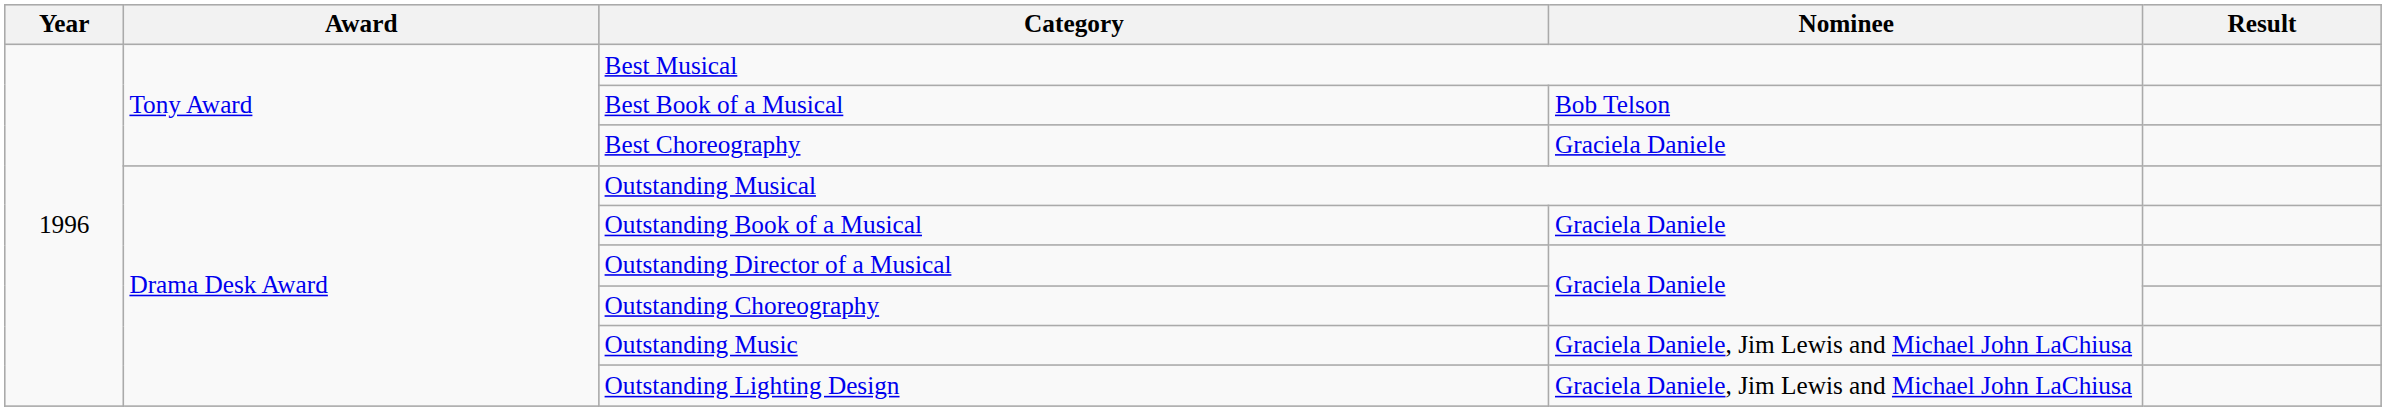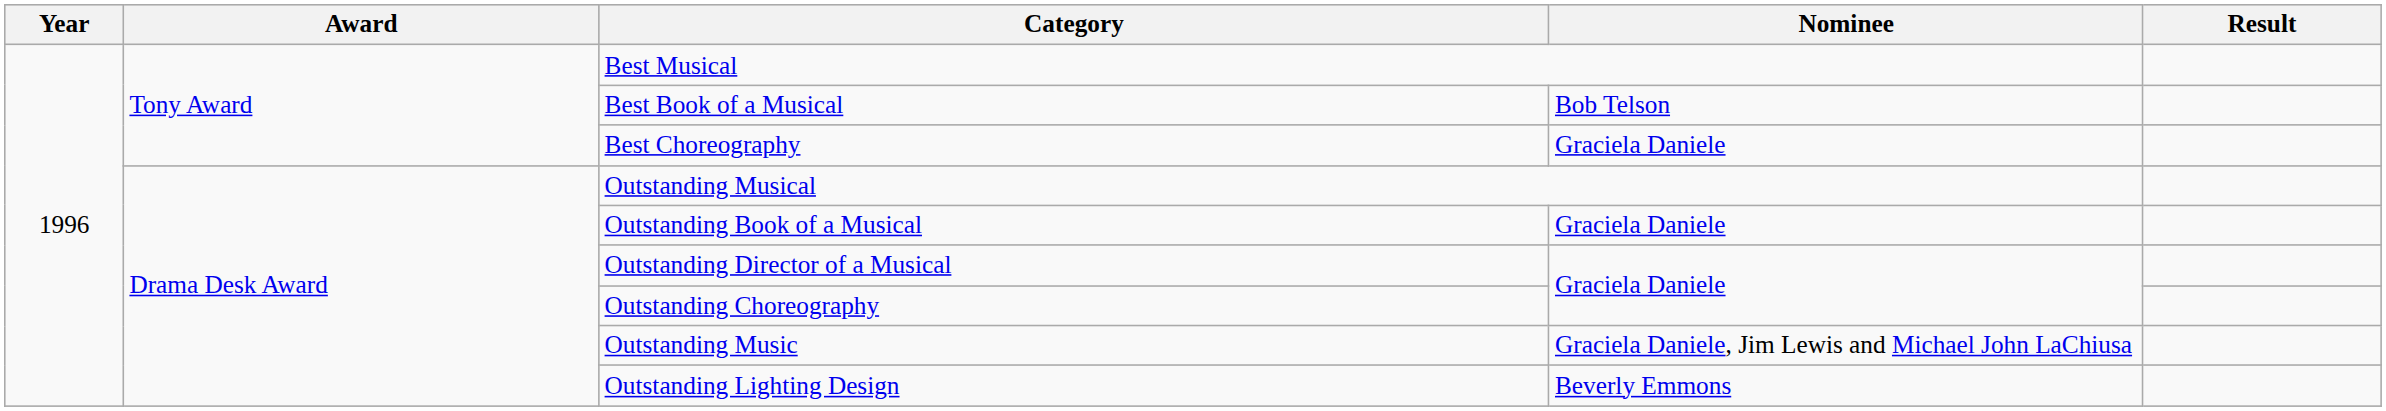(1844, 385) Graciela Daniele, Jim Lewis and Michael John LaChiusa -> (1643, 385) Beverly Emmons
